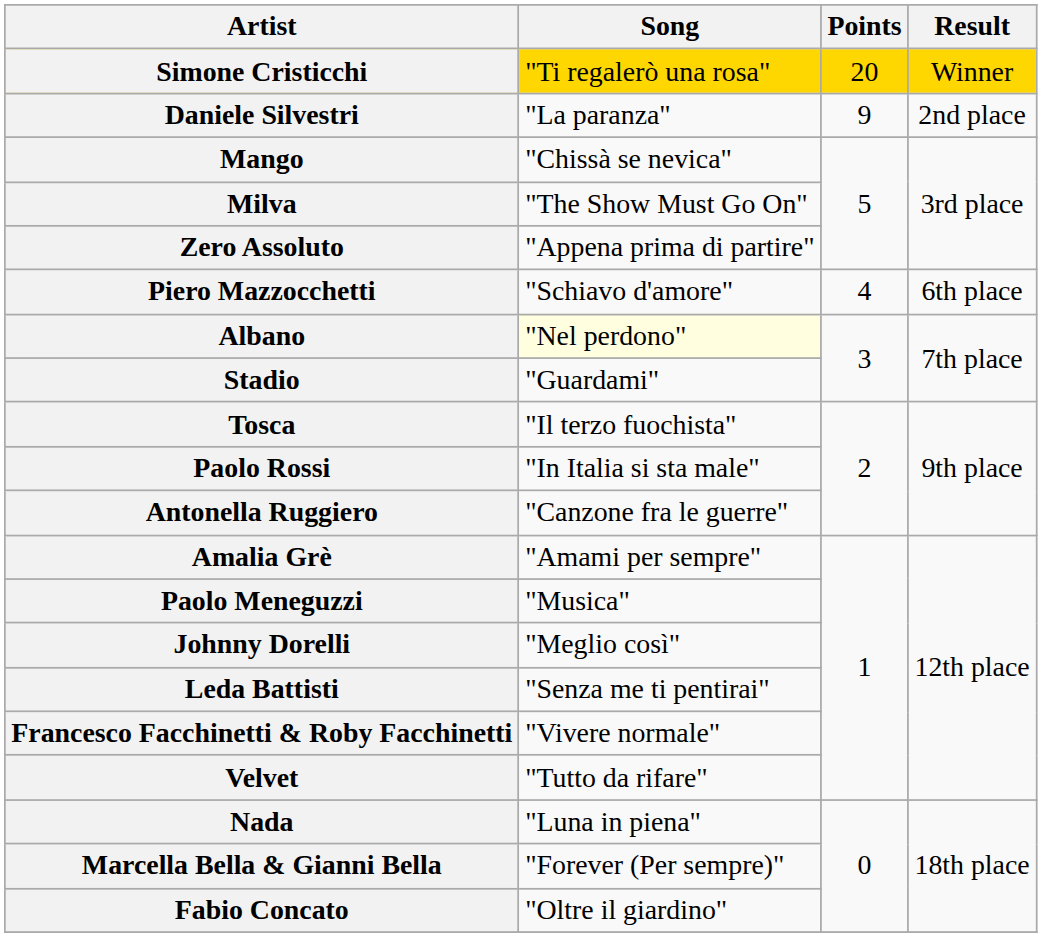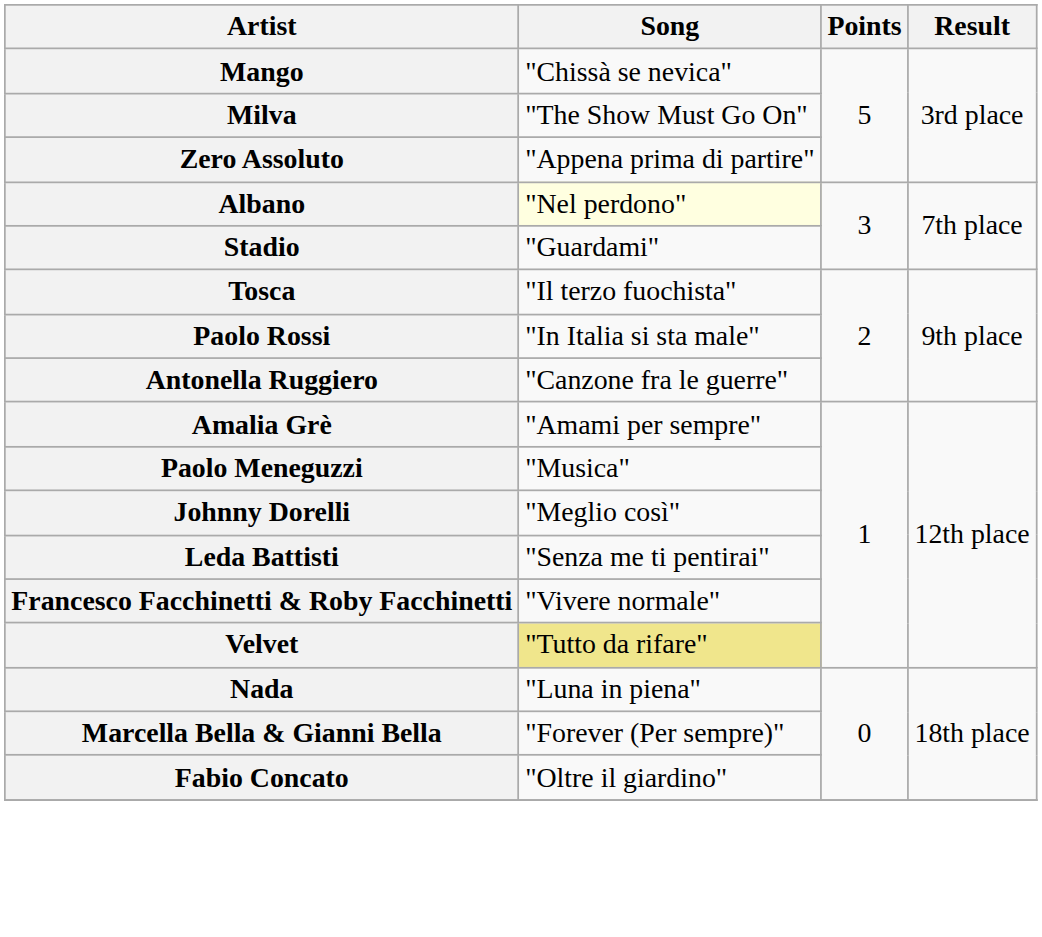- row: (262, 70)
- row: (262, 114)
- row: (262, 291)
(616, 777) no background -> (616, 644) khaki background
